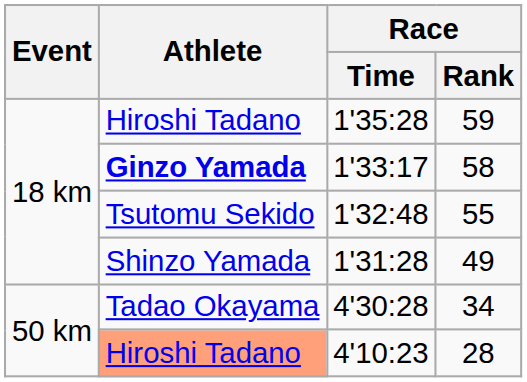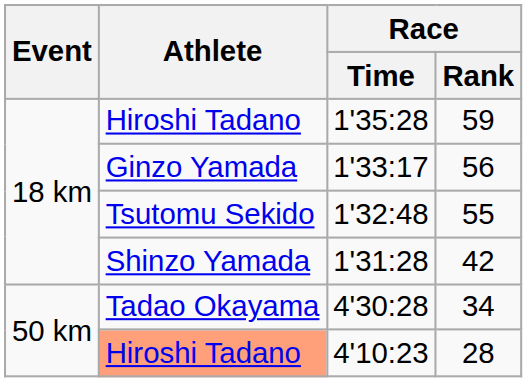(206, 168) bold -> (201, 168) normal
(478, 168) 58 -> (478, 168) 56
(478, 261) 49 -> (478, 261) 42
